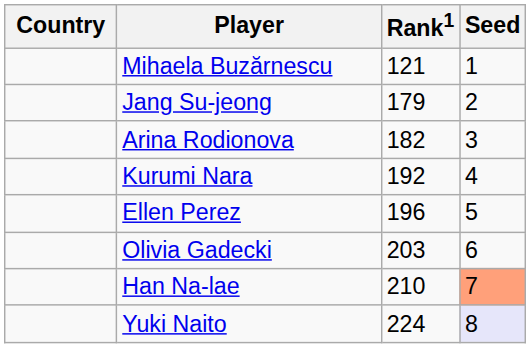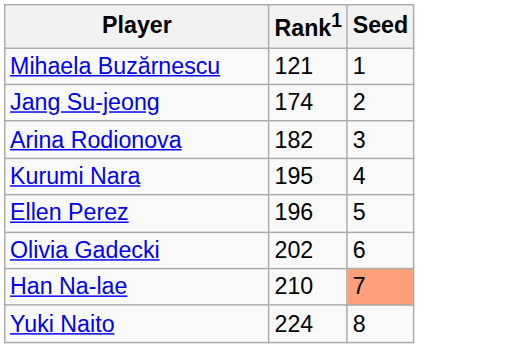- column: (61, 26)
(406, 102) 179 -> (294, 102) 174
(406, 176) 192 -> (294, 176) 195
(406, 249) 203 -> (294, 249) 202
(471, 323) lavender background -> (359, 323) no background
